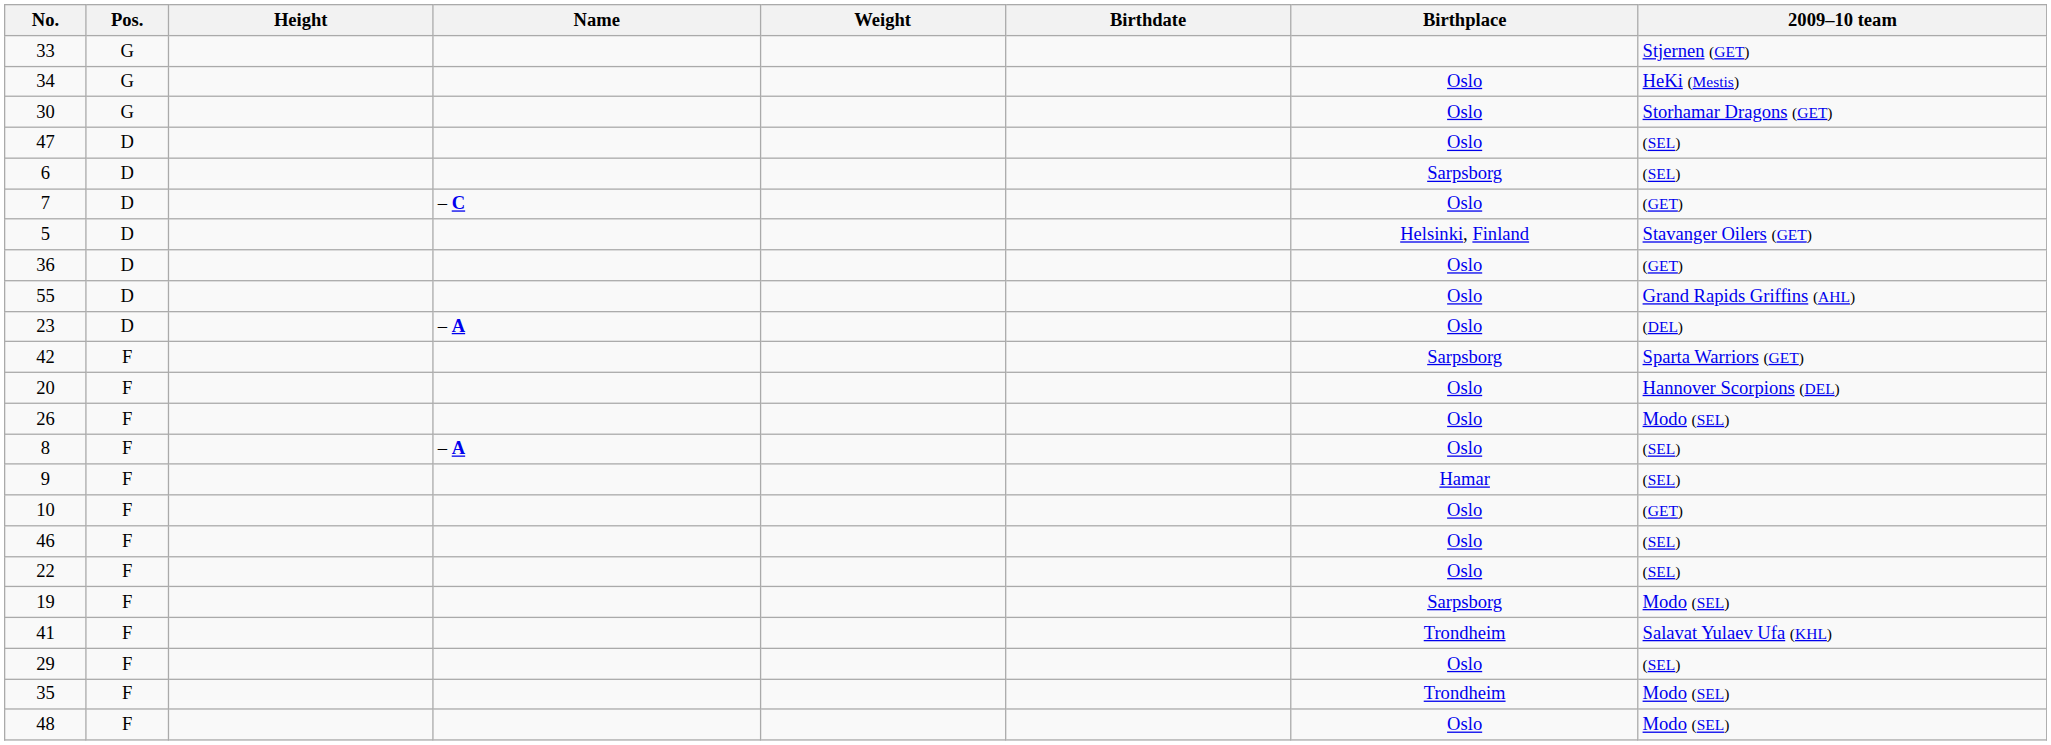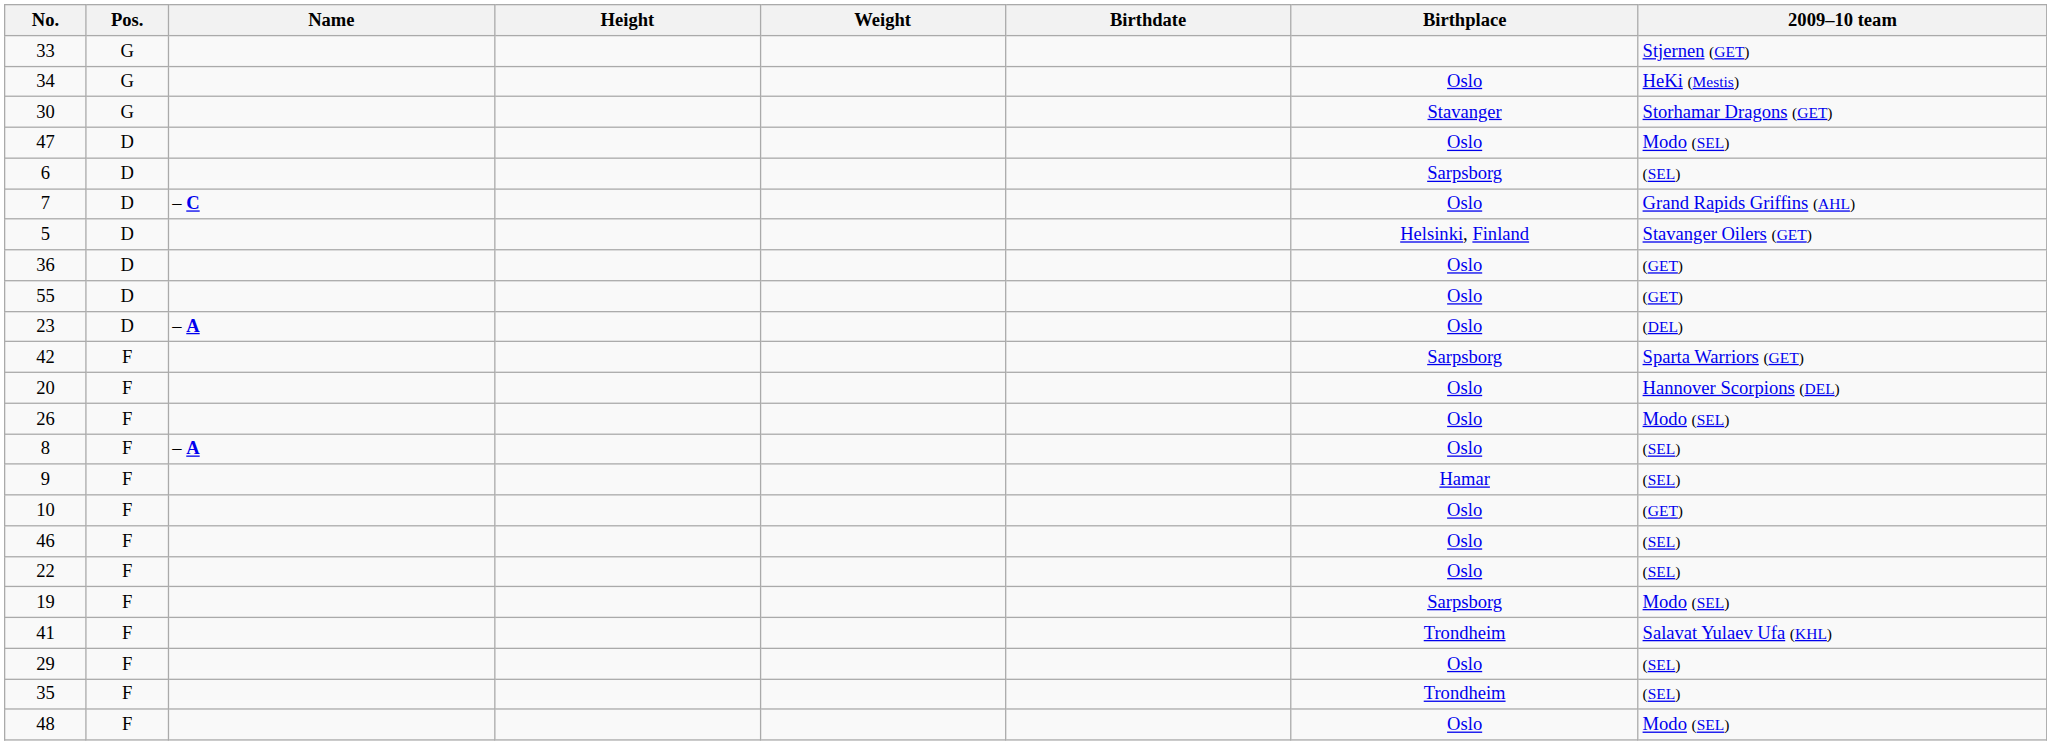columns swapped: (597, 20) <-> (301, 20)
(1465, 112) Oslo -> (1465, 112) Stavanger
(1662, 144) (SEL) -> (1686, 142) Modo (SEL)
(1663, 205) (GET) -> (1749, 204) Grand Rapids Griffins (AHL)
(1749, 295) Grand Rapids Griffins (AHL) -> (1663, 297) (GET)
(1686, 694) Modo (SEL) -> (1662, 695) (SEL)
